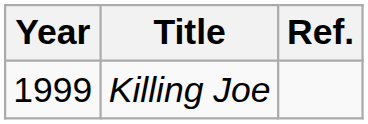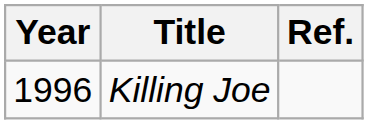(53, 88) 1999 -> (53, 88) 1996
